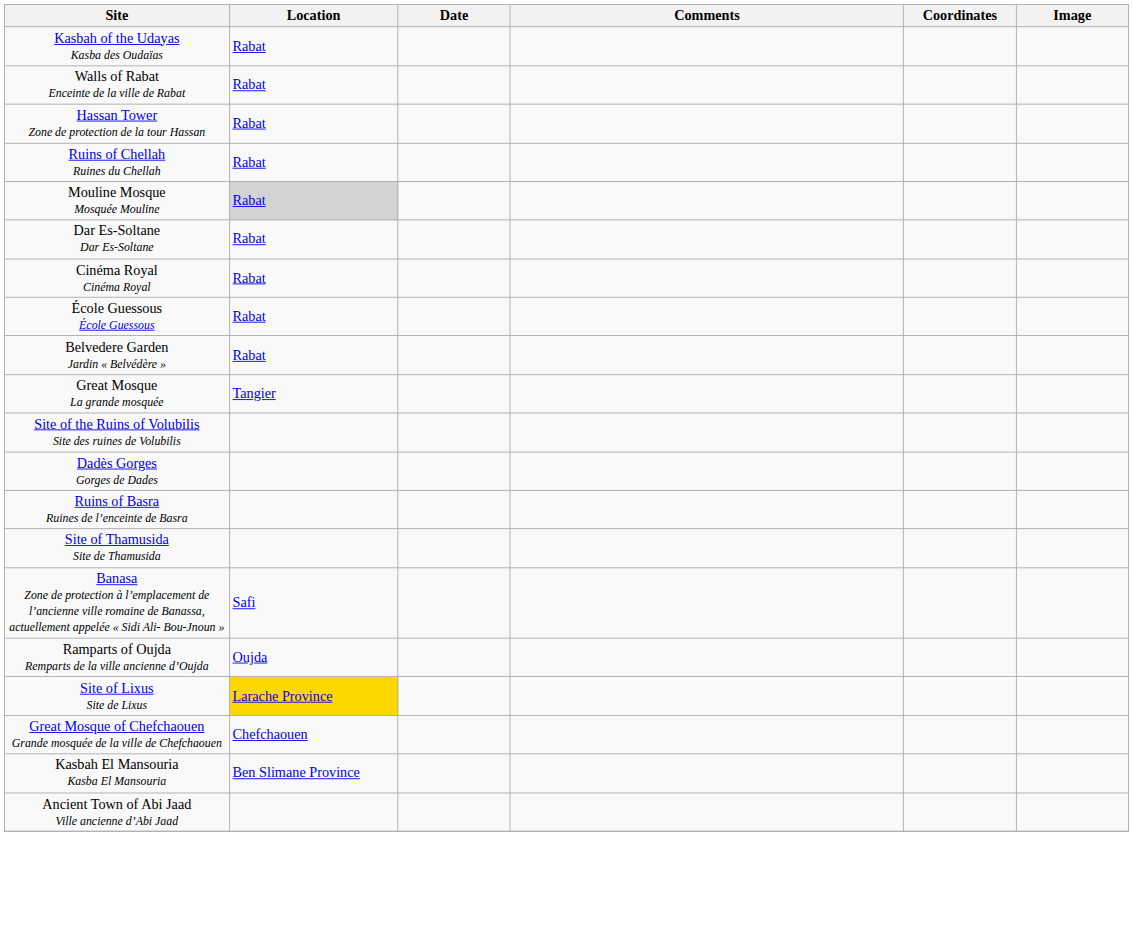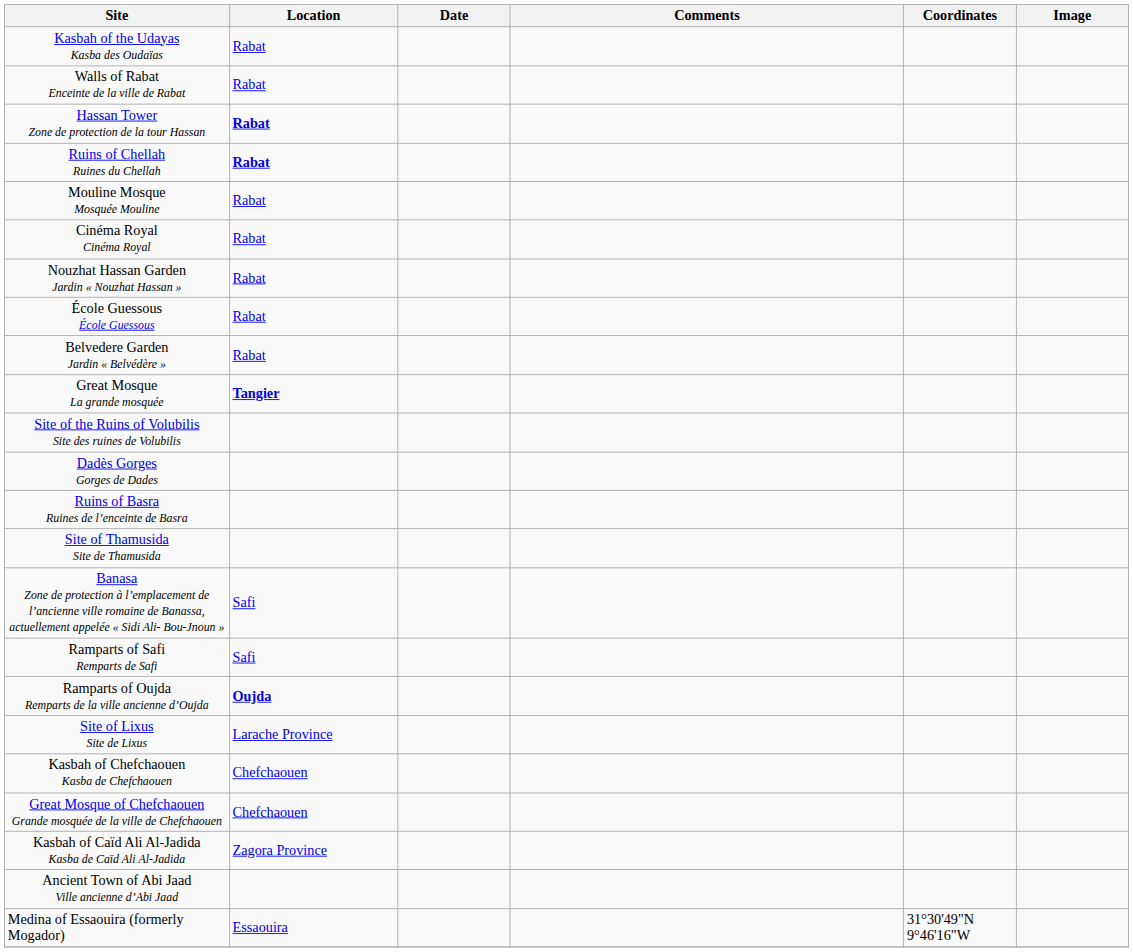(249, 123) normal -> (251, 123) bold
(249, 162) normal -> (251, 162) bold
(249, 200) lightgrey background -> (249, 200) no background
- row: (117, 239)
+ row: (117, 278)
(254, 393) normal -> (256, 393) bold
+ row: (117, 657)
(250, 657) normal -> (252, 696) bold
(283, 696) gold background -> (283, 734) no background
+ row: (117, 773)
- row: (117, 773)
+ row: (117, 850)
+ row: (96, 927)
